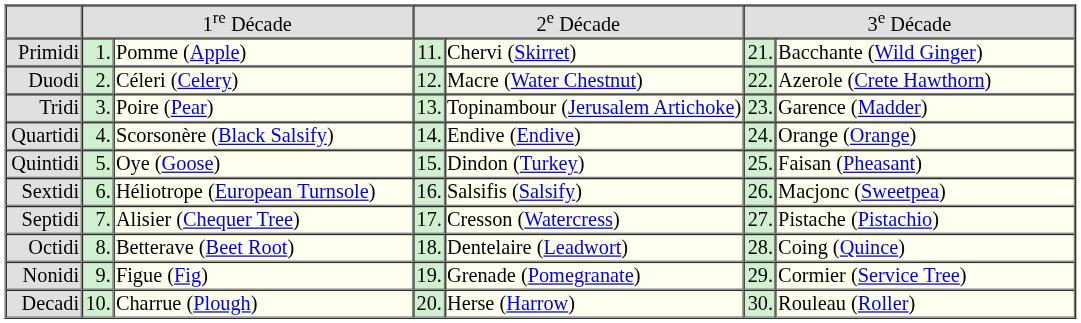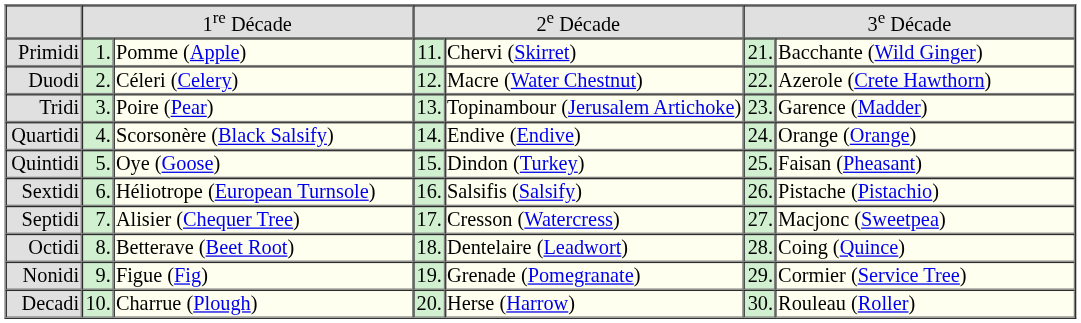(862, 192) Macjonc (Sweetpea) -> (859, 192) Pistache (Pistachio)
(859, 220) Pistache (Pistachio) -> (862, 220) Macjonc (Sweetpea)
